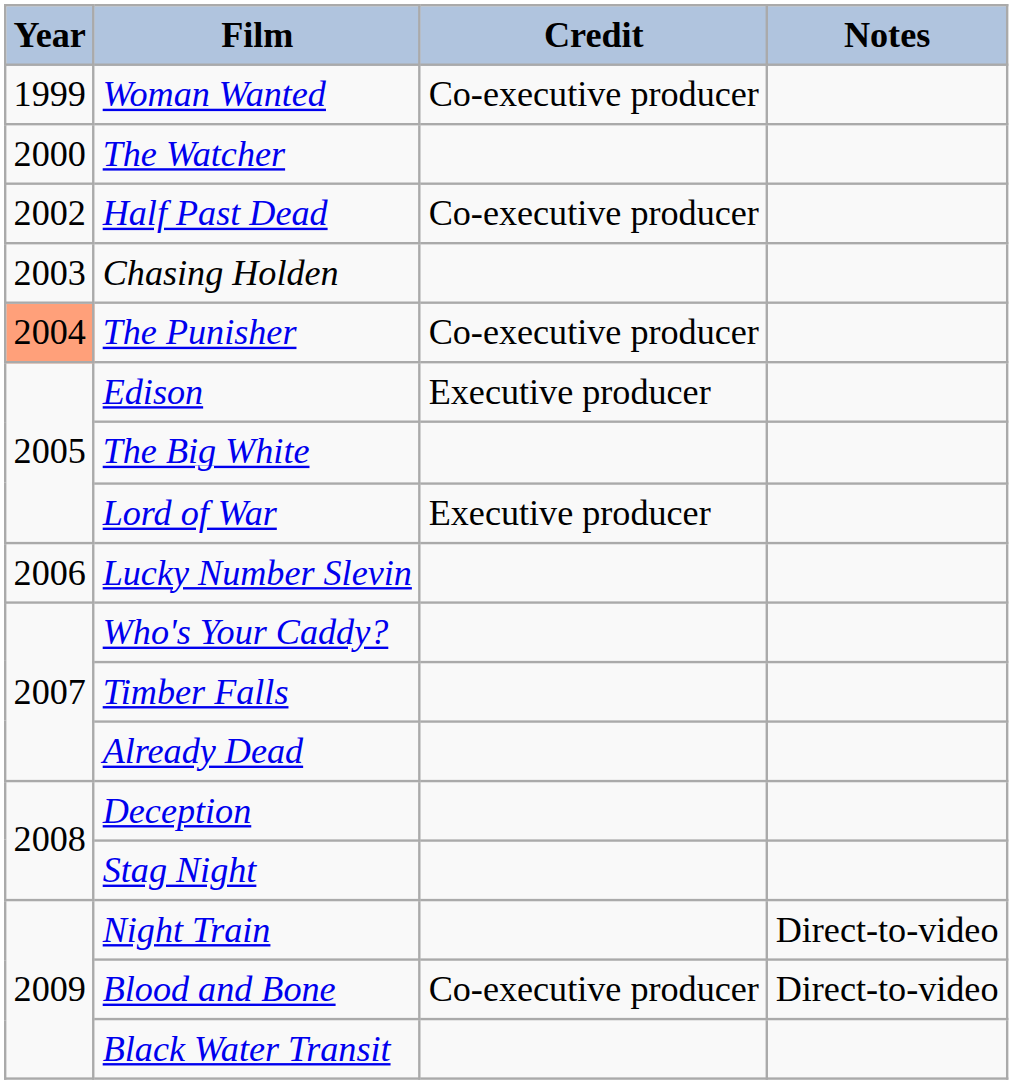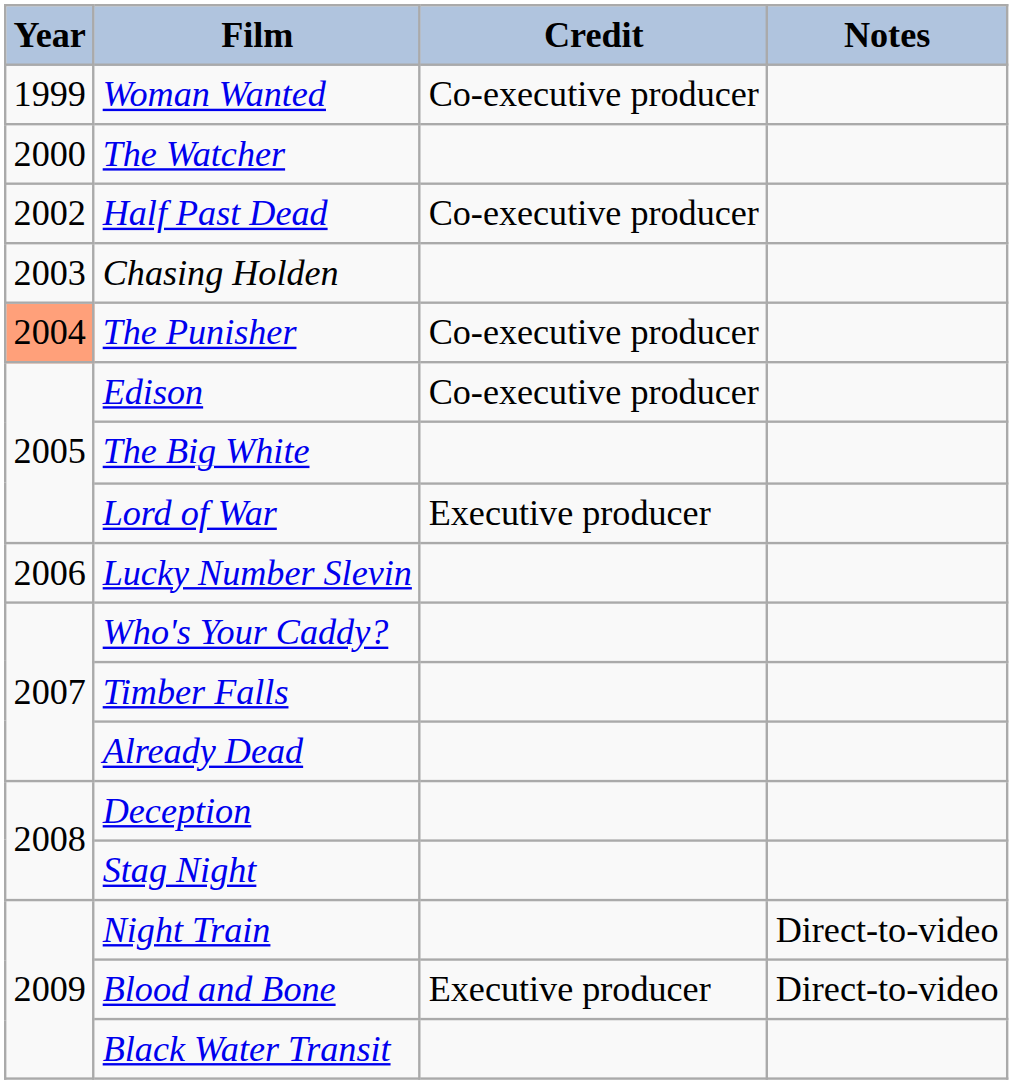(570, 392) Executive producer -> (594, 392) Co-executive producer
(594, 988) Co-executive producer -> (570, 988) Executive producer
